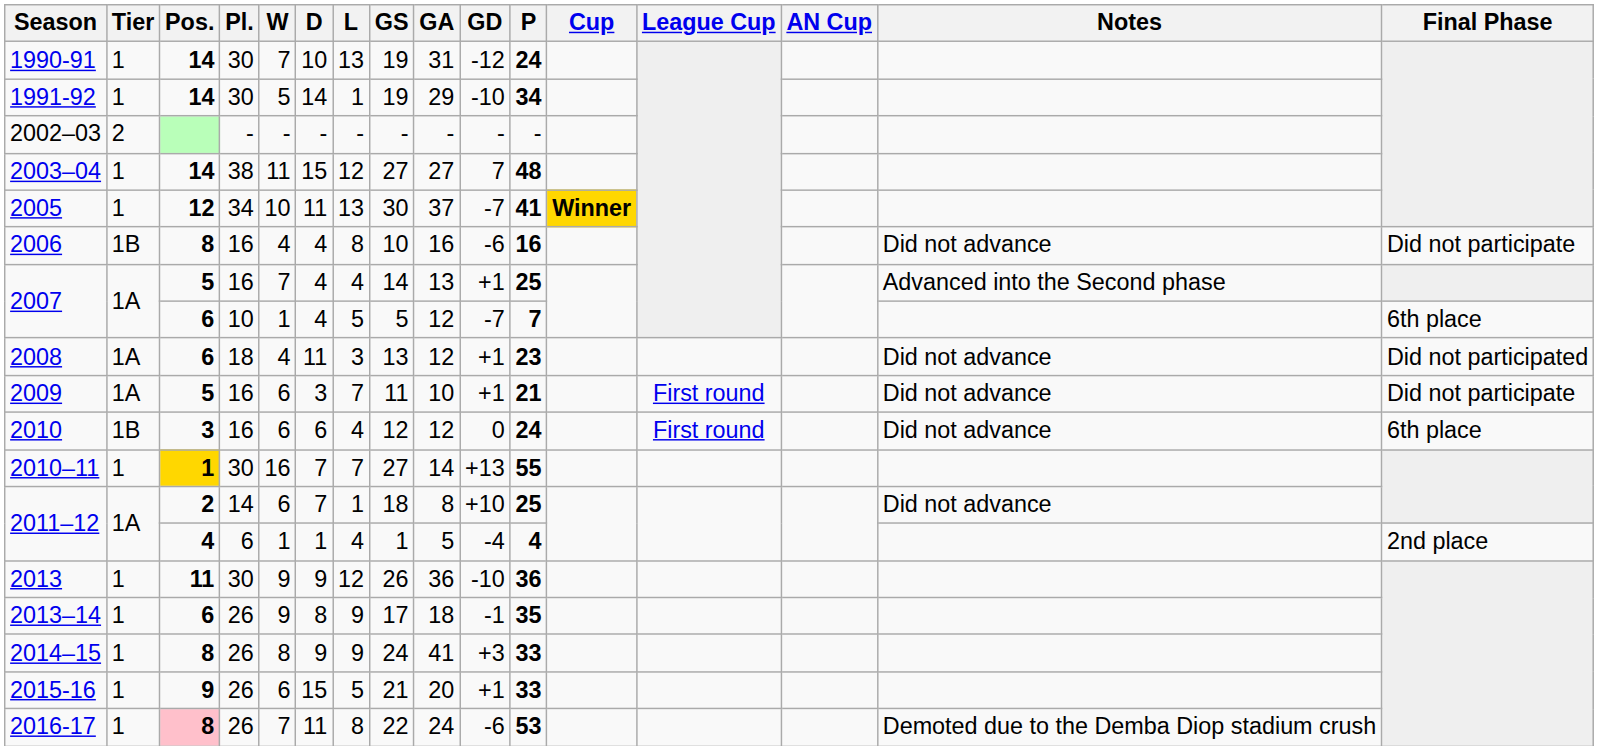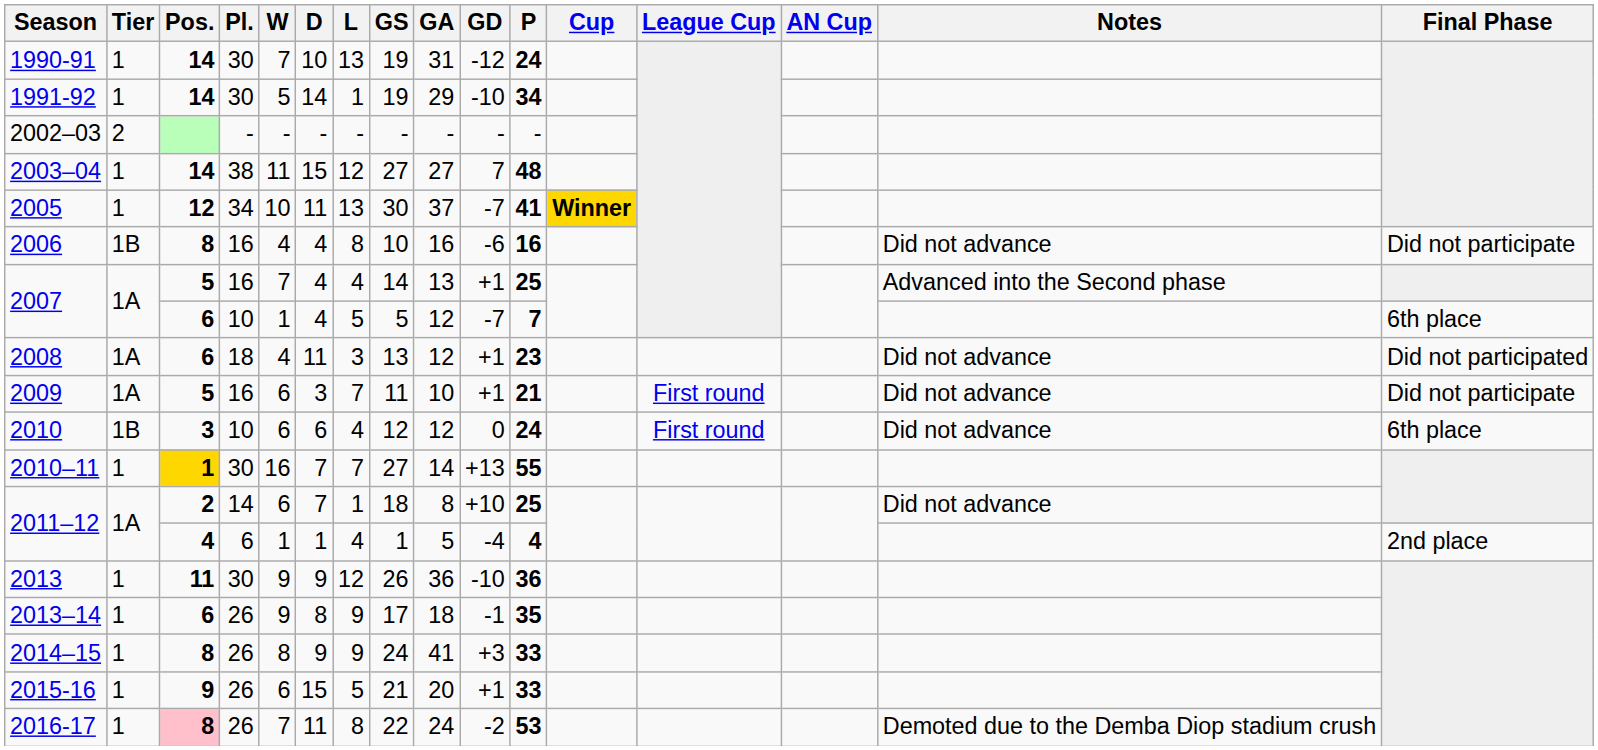(241, 430) 16 -> (241, 430) 10
(494, 726) -6 -> (494, 726) -2
